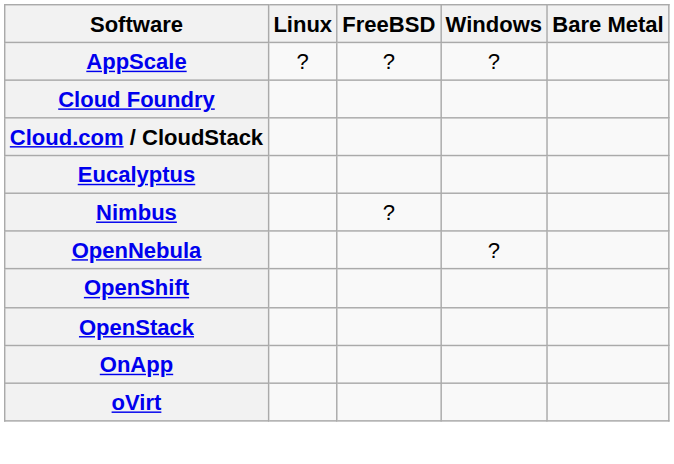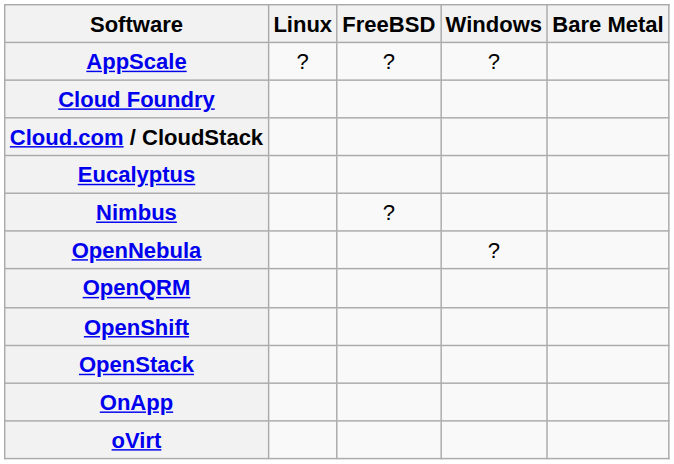+ row: (136, 288)
